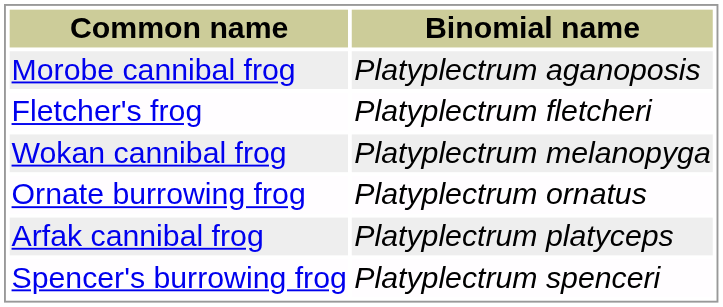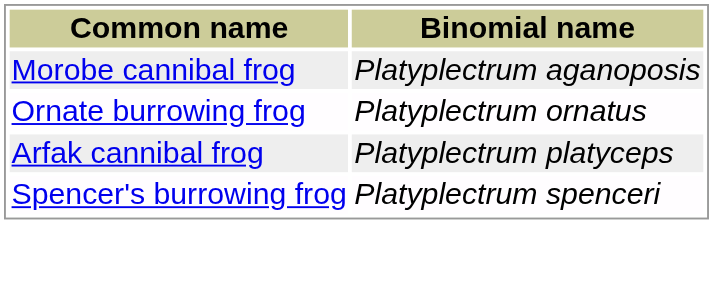- row: (107, 111)
- row: (149, 152)
